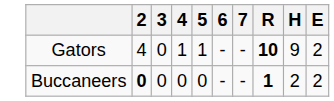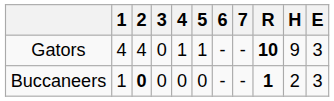+ column: (121, 19)
(318, 50) 2 -> (318, 50) 3
(318, 80) 2 -> (318, 80) 3
